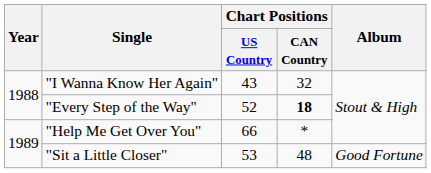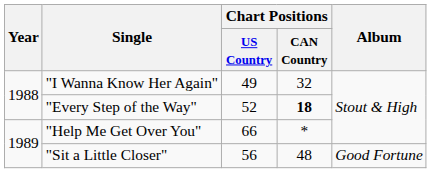(249, 82) 43 -> (249, 82) 49
(249, 155) 53 -> (249, 155) 56
